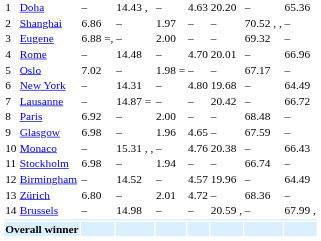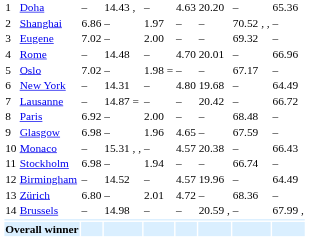(97, 38) 6.88 =, -> (91, 38) 7.02
(198, 148) 4.76 -> (186, 148) 4.57
